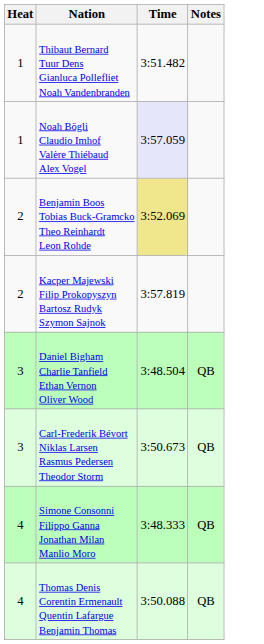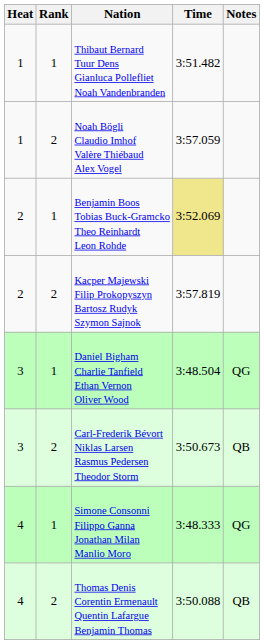+ column: (54, 14)
(163, 139) lavender background -> (198, 139) no background
(206, 370) QB -> (241, 370) QG
(206, 524) QB -> (241, 524) QG
